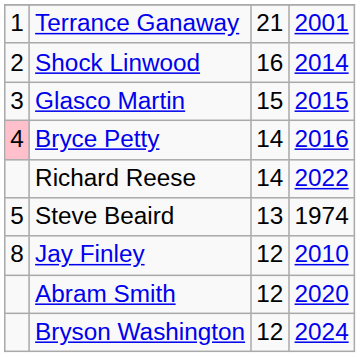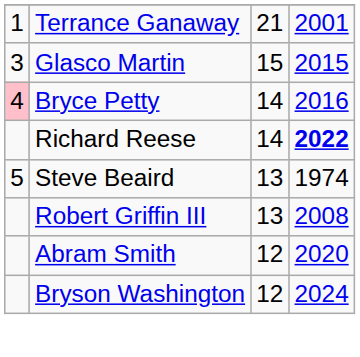- row: (118, 62)
(322, 178) normal -> (322, 139) bold
+ row: (121, 216)
- row: (90, 255)
